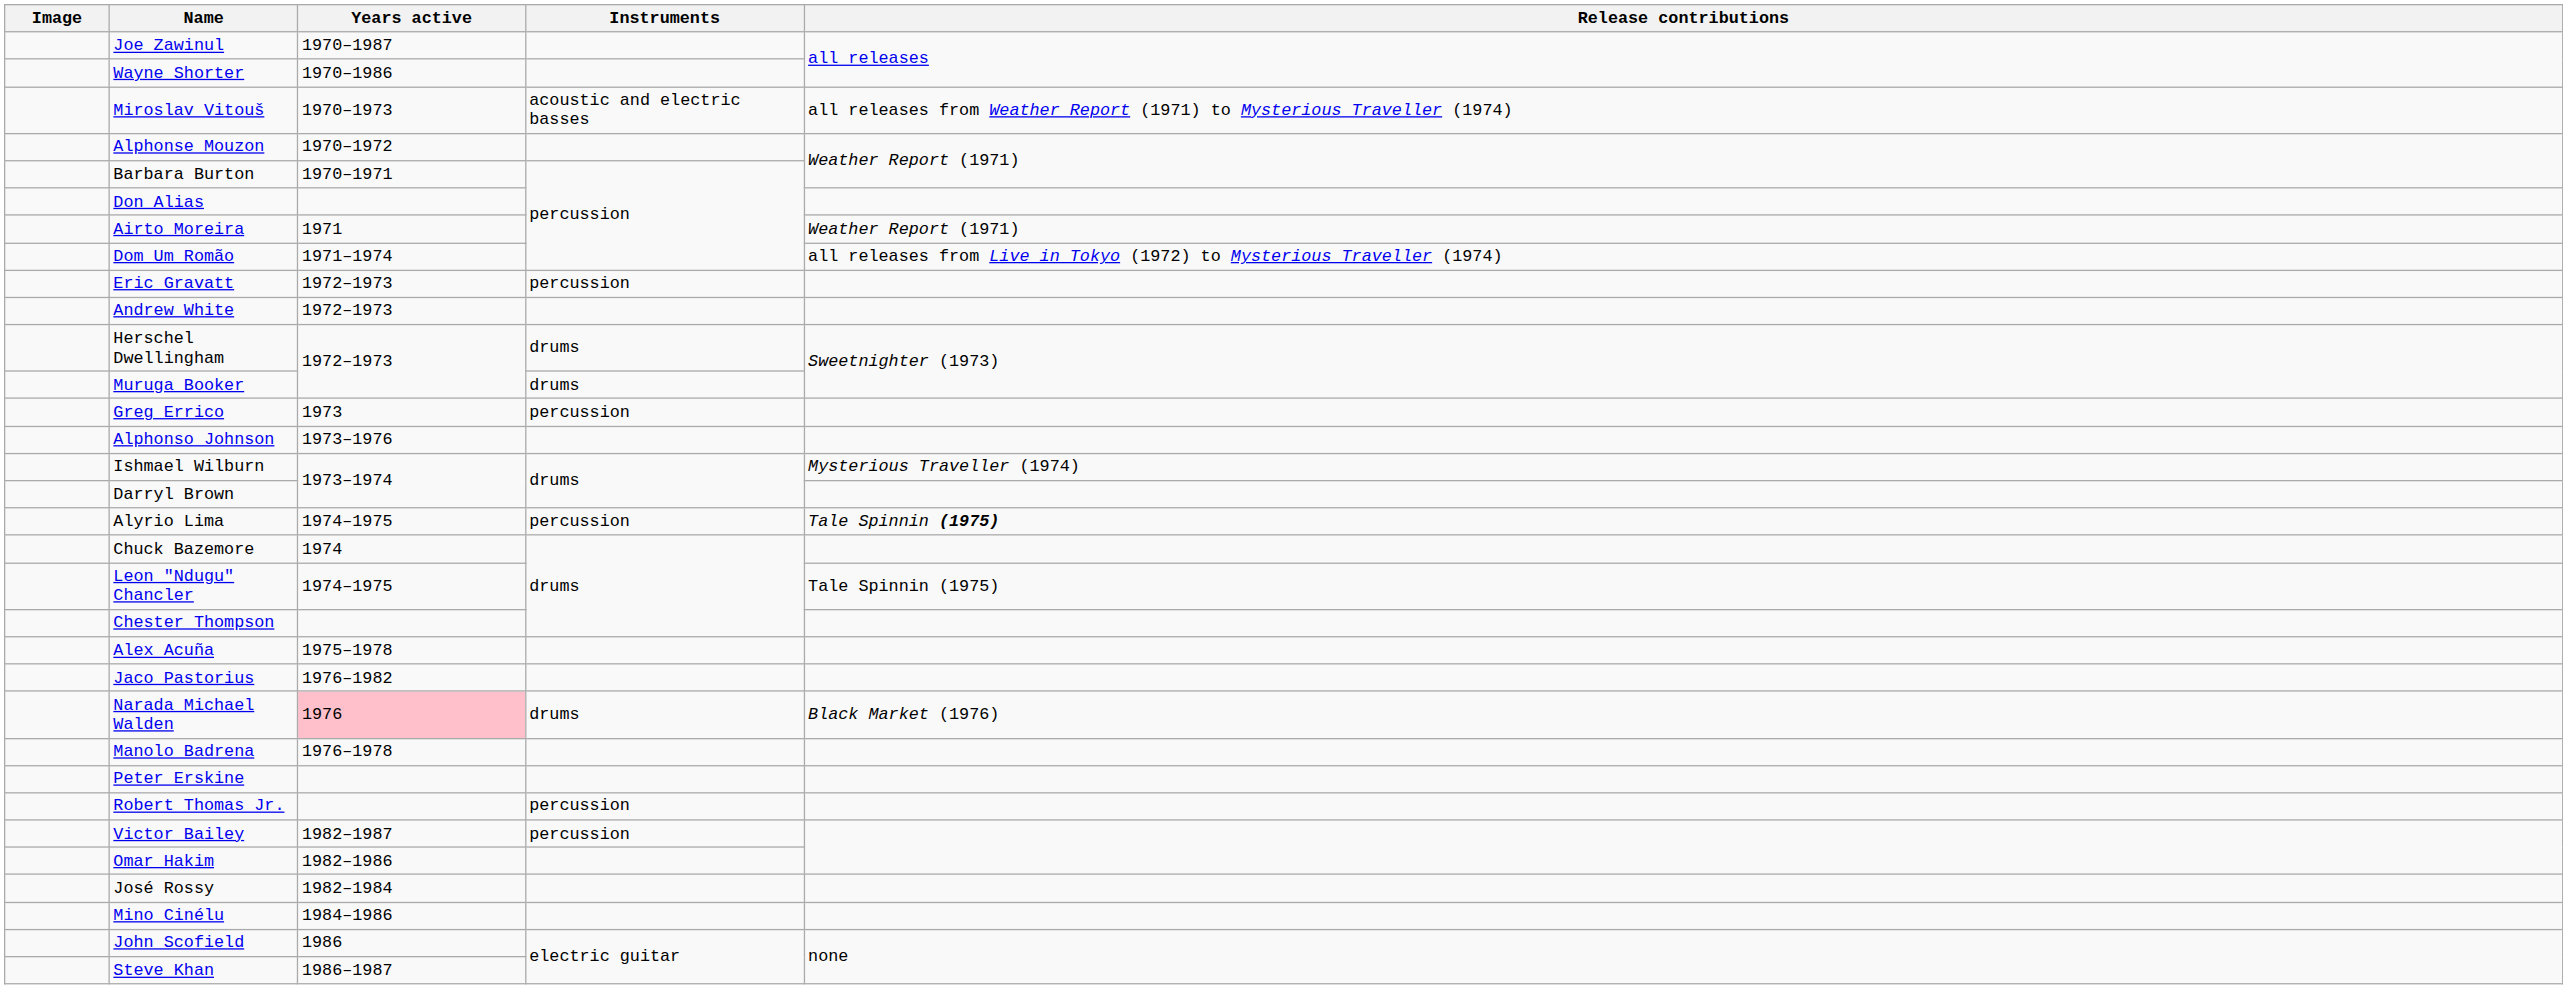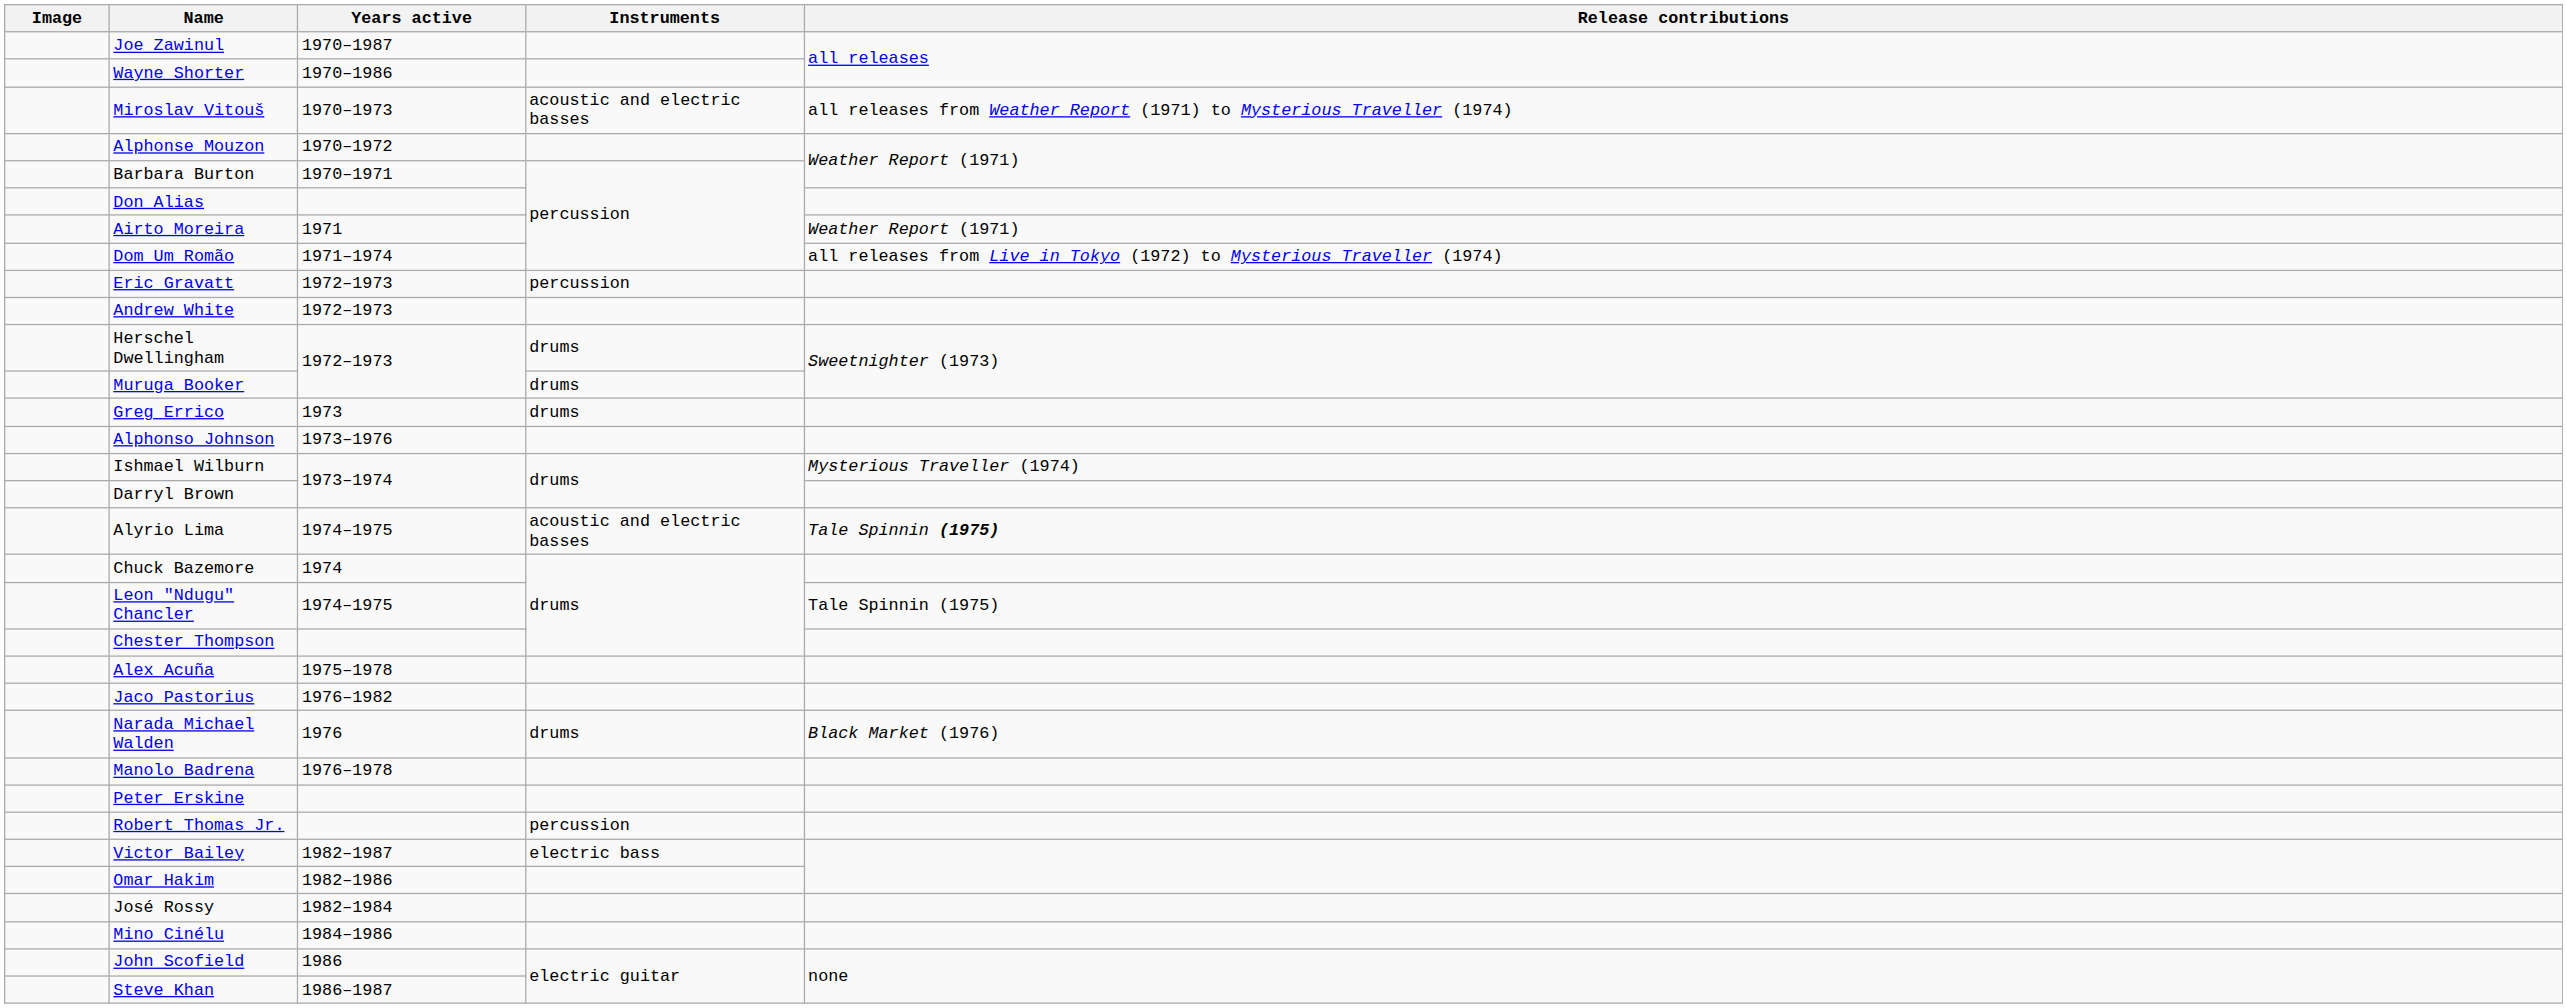(580, 412) percussion -> (554, 412) drums
(580, 522) percussion -> (635, 531) acoustic and electric basses
(322, 715) pink background -> (322, 734) no background
(580, 834) percussion -> (595, 853) electric bass
